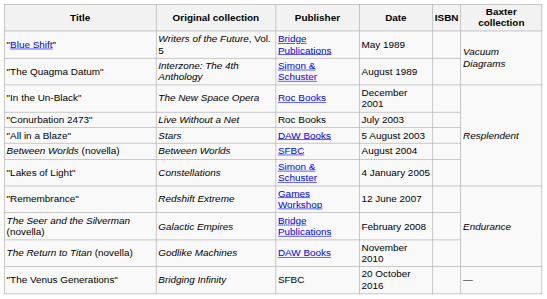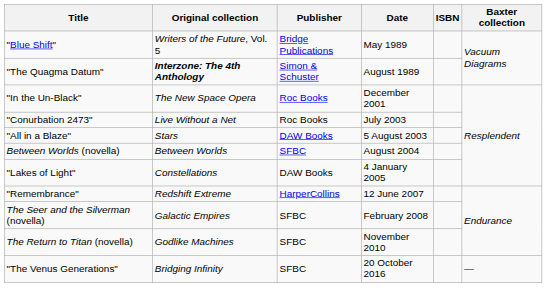(199, 71) normal -> (198, 71) bold
(297, 172) Simon & Schuster -> (306, 172) DAW Books
(300, 199) Games Workshop -> (310, 194) HarperCollins
(305, 226) Bridge Publications -> (293, 215) SFBC
(304, 253) DAW Books -> (293, 242) SFBC
